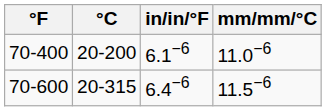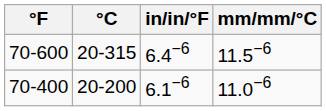rows swapped: (39, 52) <-> (39, 87)
